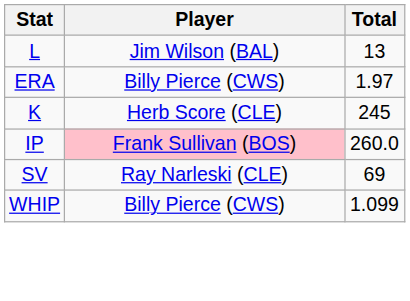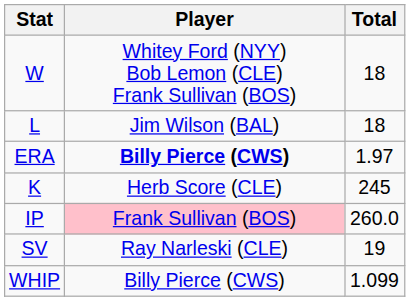+ row: (35, 72)
(374, 50) 13 -> (374, 125) 18
(205, 81) normal -> (205, 156) bold
(374, 174) 69 -> (374, 249) 19
